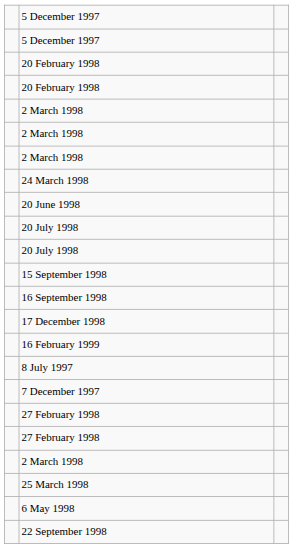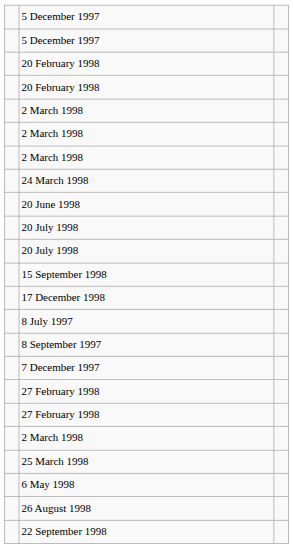- row: (12, 298)
- row: (12, 345)
+ row: (12, 345)
+ row: (12, 508)
